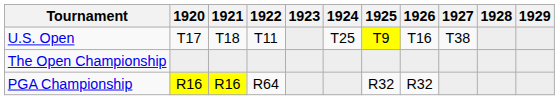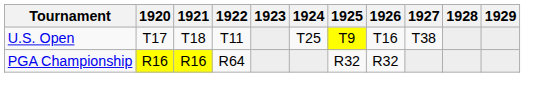- row: (87, 61)
